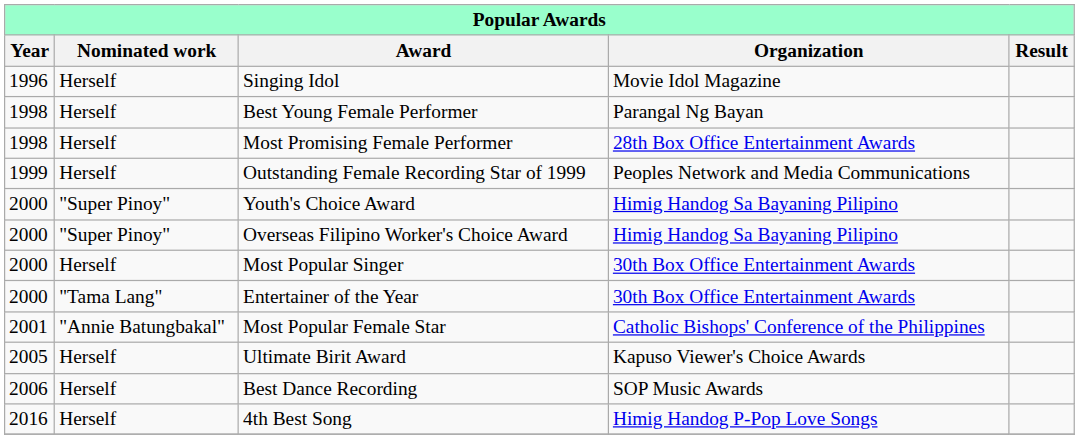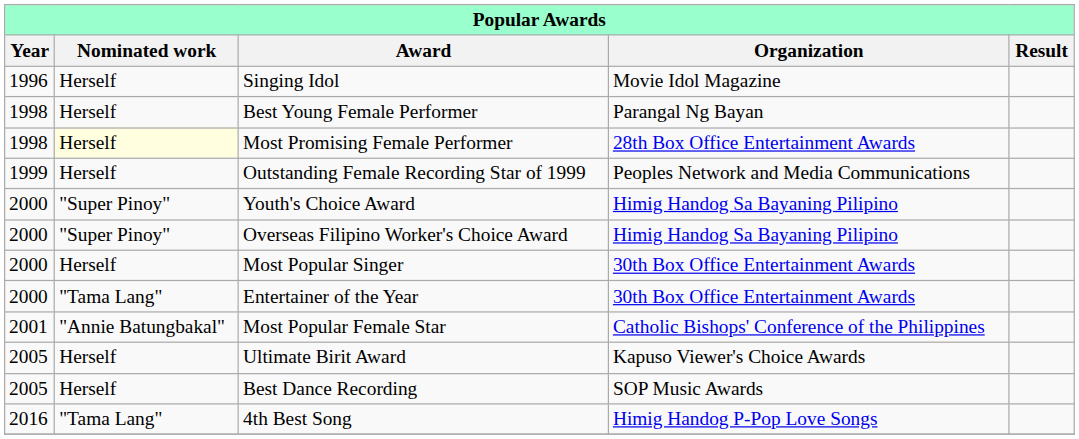(88, 142) no background -> (88, 142) lightyellow background
(28, 388) 2006 -> (28, 388) 2005
(88, 419) Herself -> (111, 419) "Tama Lang"
